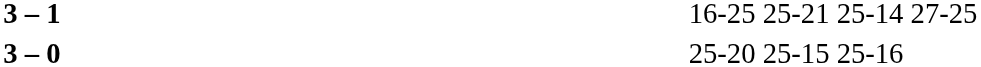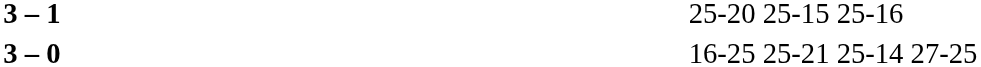(833, 13) 16-25 25-21 25-14 27-25 -> (796, 13) 25-20 25-15 25-16
(796, 53) 25-20 25-15 25-16 -> (833, 53) 16-25 25-21 25-14 27-25
